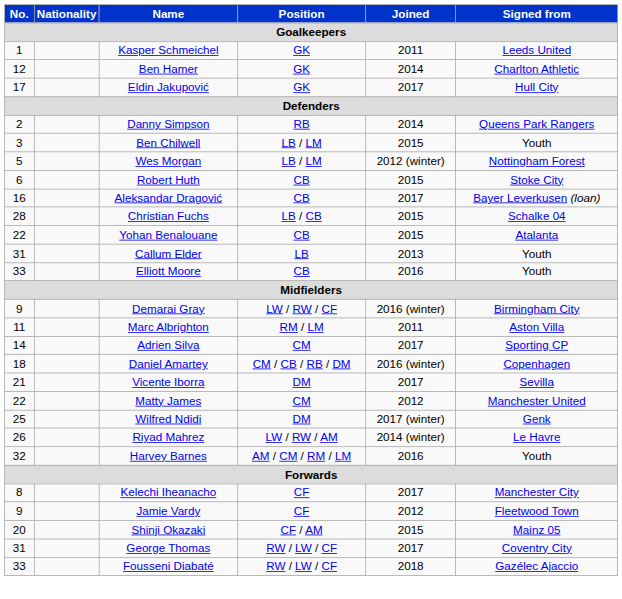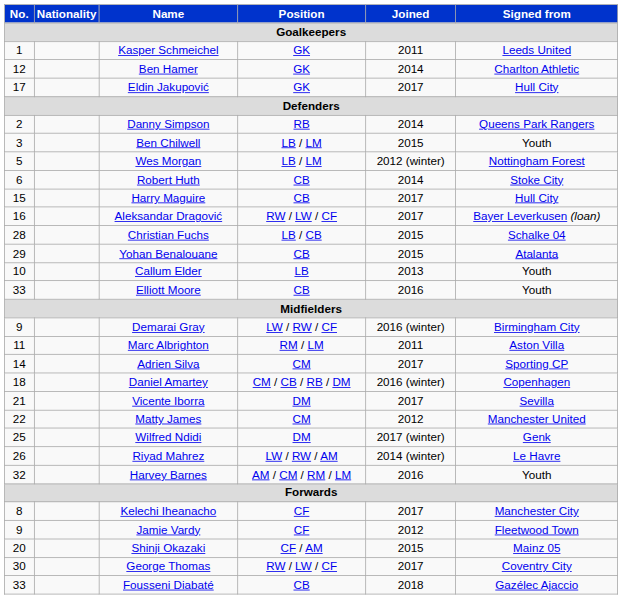(411, 180) 2015 -> (411, 180) 2014
+ row: (168, 198)
(302, 198) CB -> (302, 217) RW / LW / CF
(19, 235) 22 -> (19, 254) 29
(19, 254) 31 -> (19, 272) 10
(19, 548) 31 -> (19, 567) 30
(302, 567) RW / LW / CF -> (302, 585) CB
